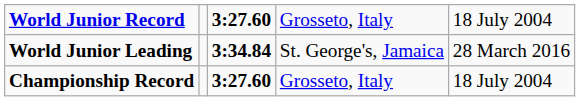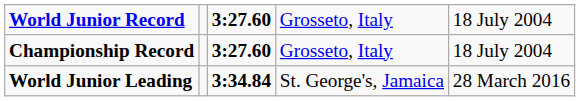rows swapped: (102, 80) <-> (101, 50)
